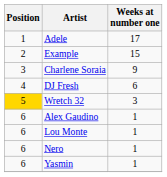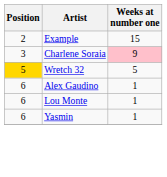- row: (56, 38)
(135, 69) no background -> (135, 54) pink background
- row: (61, 85)
(135, 101) 3 -> (135, 69) 5
- row: (54, 147)
